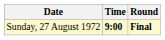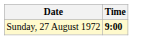- column: (144, 12)
